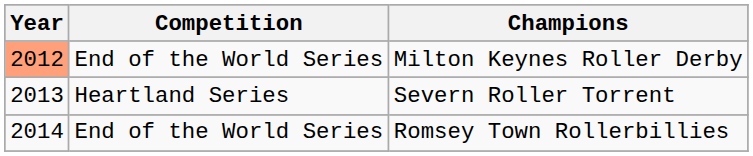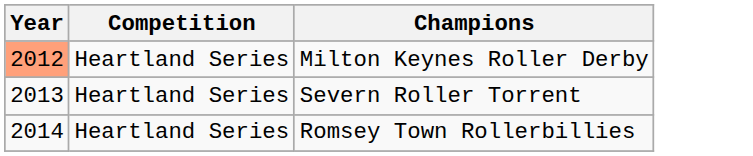(229, 60) End of the World Series -> (182, 60) Heartland Series
(229, 132) End of the World Series -> (182, 132) Heartland Series
